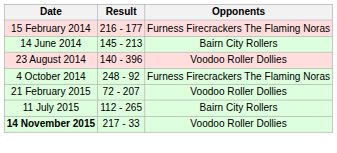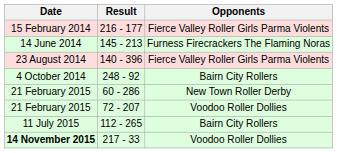(239, 28) Furness Firecrackers The Flaming Noras -> (239, 28) Fierce Valley Roller Girls Parma Violents
(239, 44) Bairn City Rollers -> (239, 44) Furness Firecrackers The Flaming Noras
(239, 60) Voodoo Roller Dollies -> (239, 60) Fierce Valley Roller Girls Parma Violents
(239, 76) Furness Firecrackers The Flaming Noras -> (239, 76) Bairn City Rollers
+ row: (121, 92)
